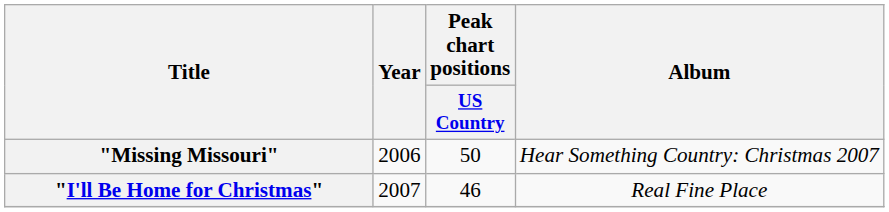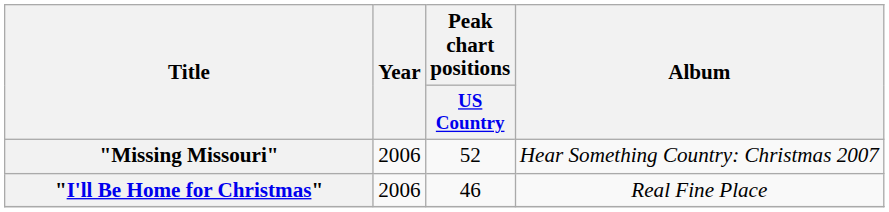(470, 156) 50 -> (470, 156) 52
(399, 189) 2007 -> (399, 189) 2006
